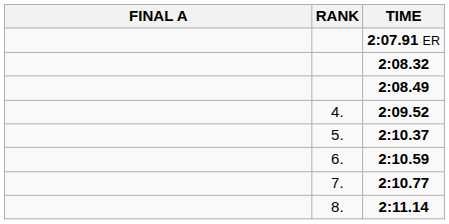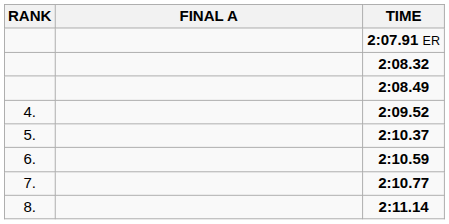columns swapped: (337, 16) <-> (158, 16)
